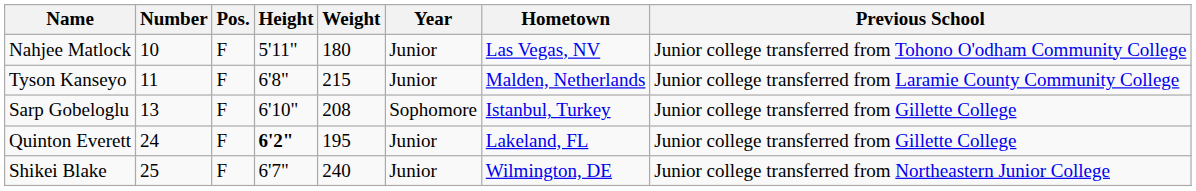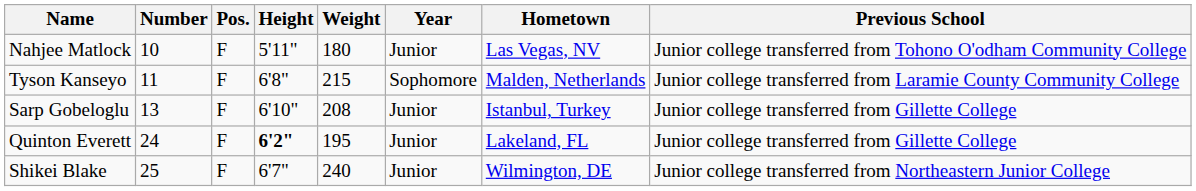(413, 79) Junior -> (433, 79) Sophomore
(433, 110) Sophomore -> (413, 110) Junior
